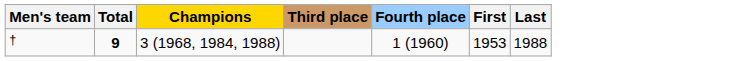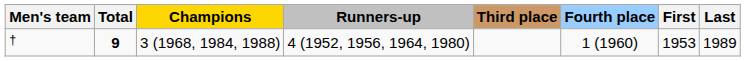+ column: (379, 17)
(530, 43) 1988 -> (720, 43) 1989
